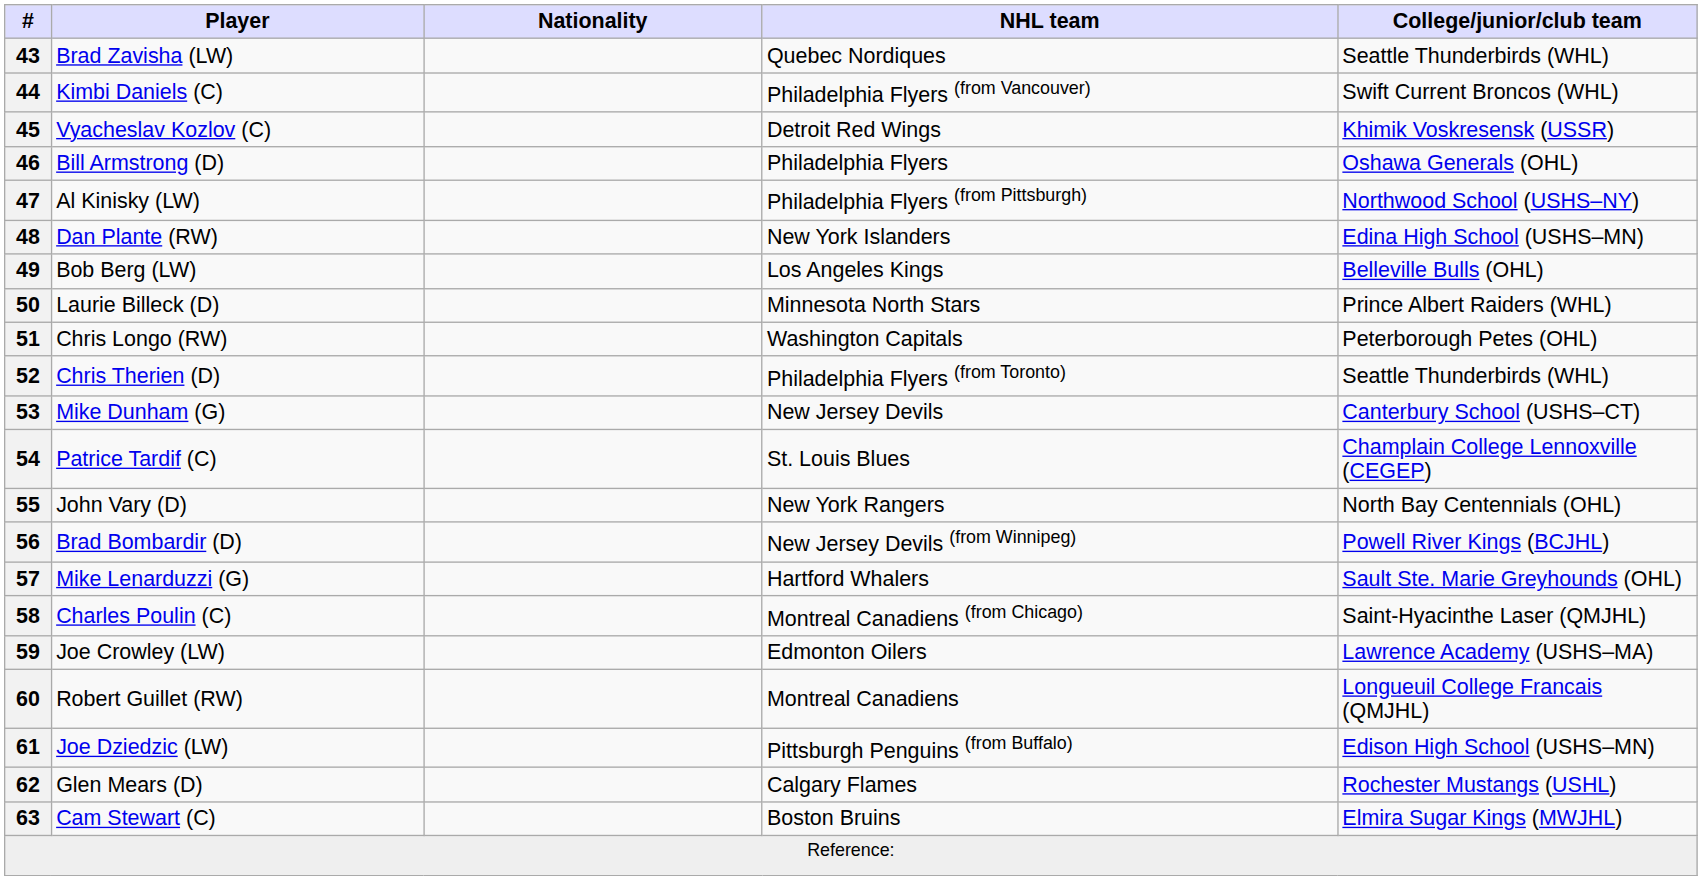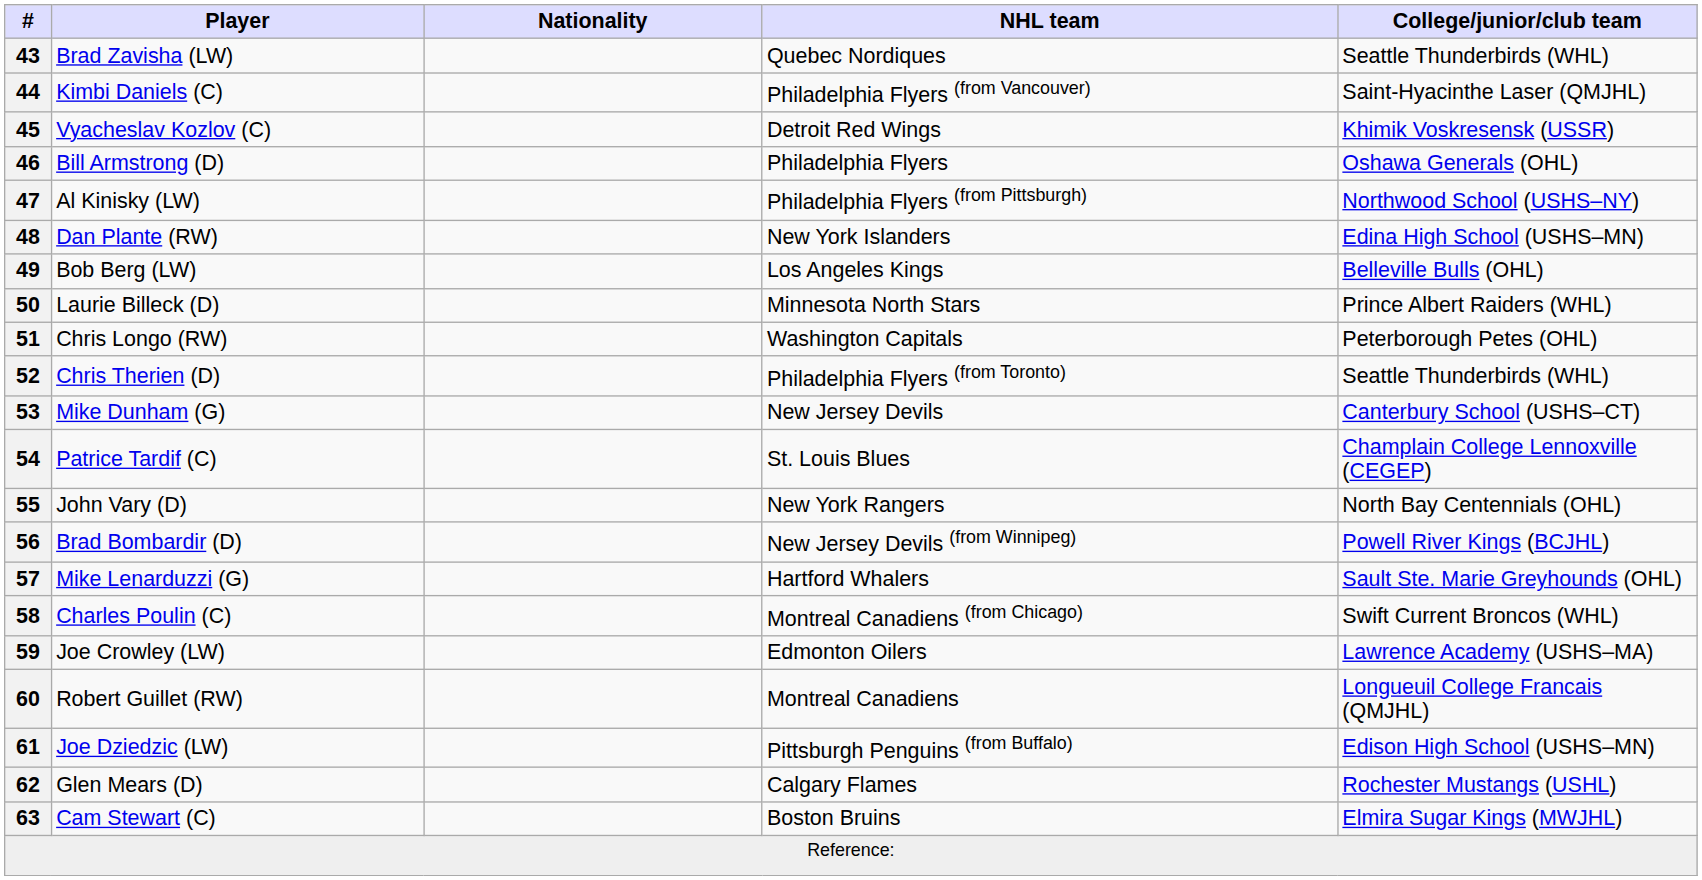(1481, 92) Swift Current Broncos (WHL) -> (1494, 92) Saint-Hyacinthe Laser (QMJHL)
(1494, 615) Saint-Hyacinthe Laser (QMJHL) -> (1481, 615) Swift Current Broncos (WHL)
